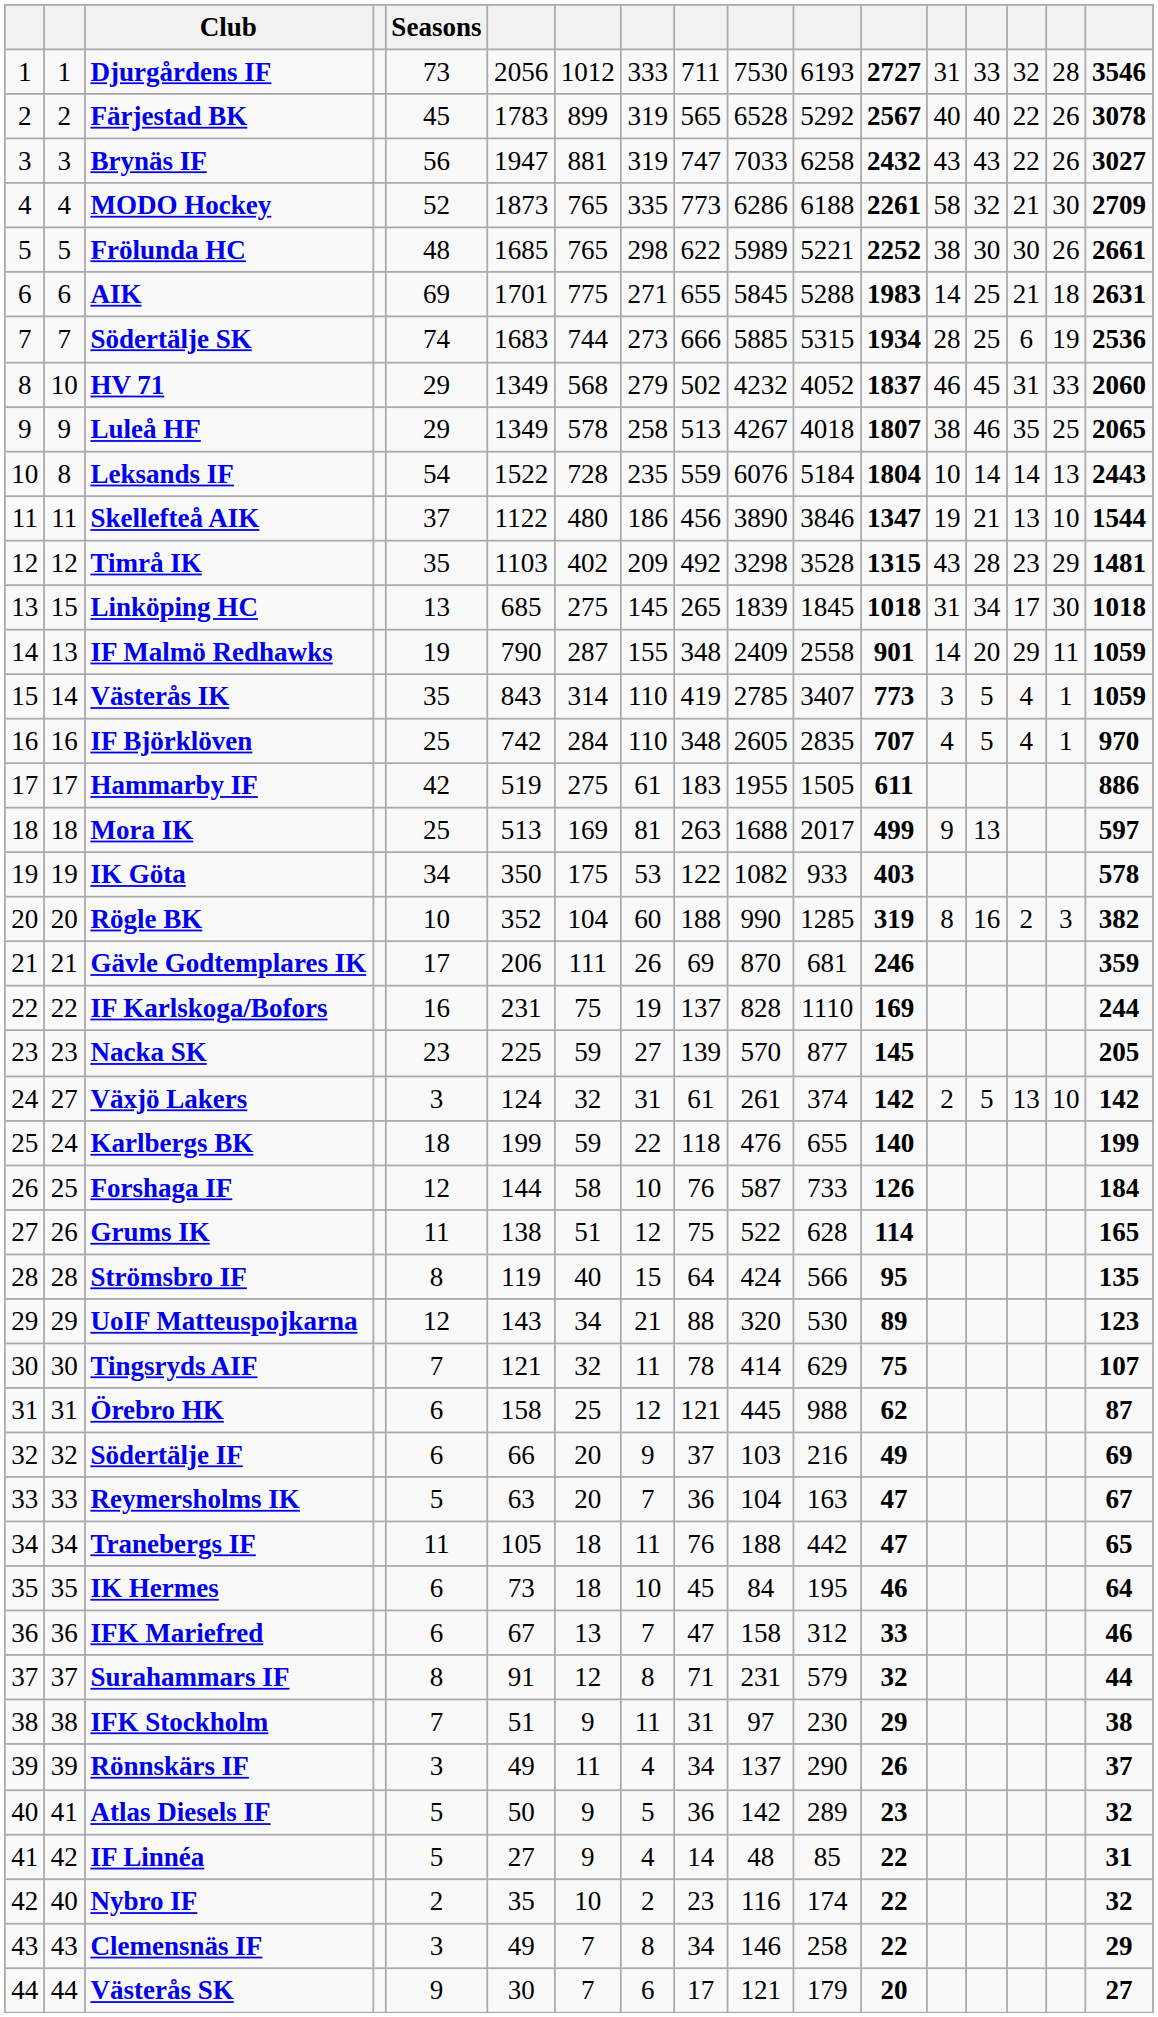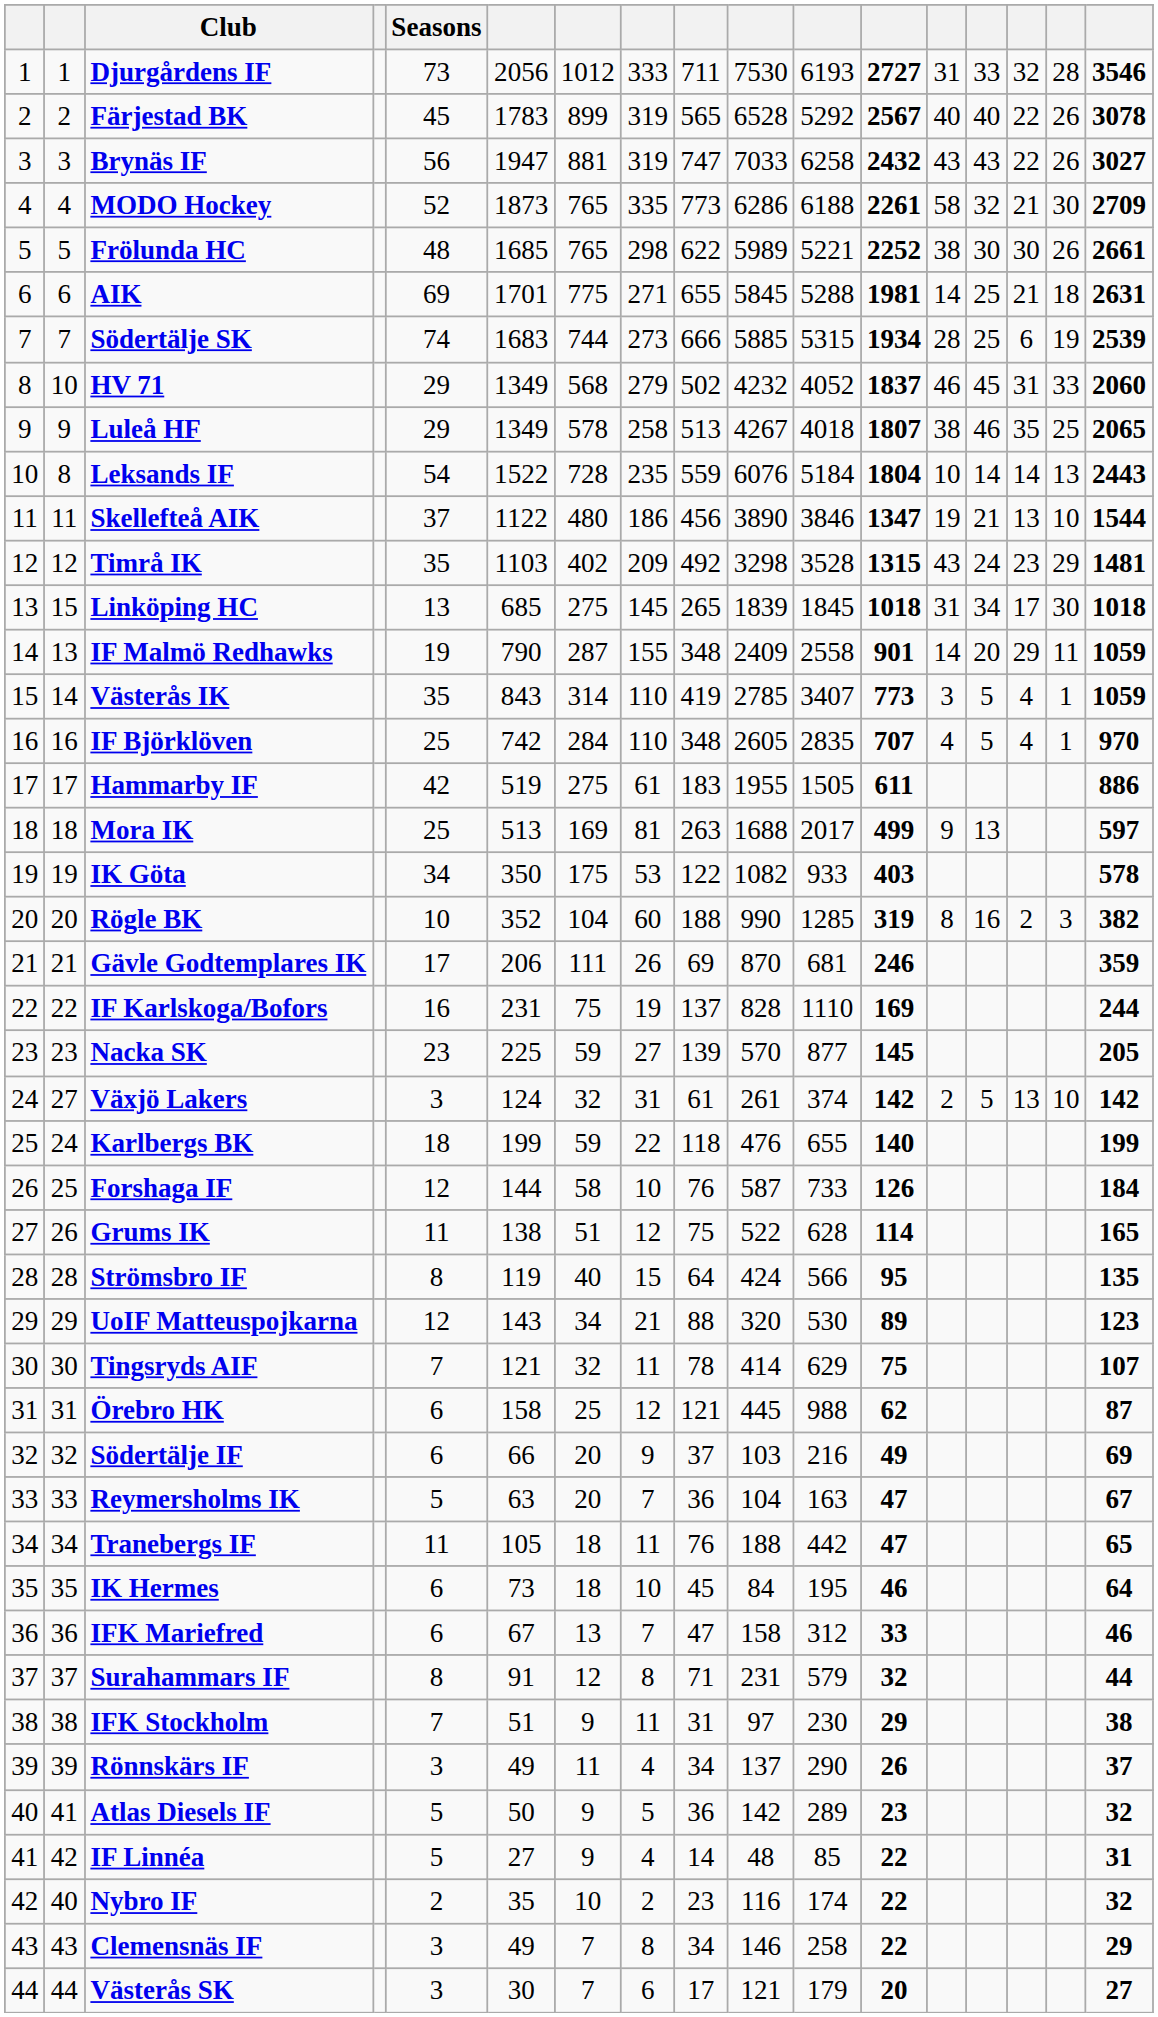(894, 294) 1983 -> (894, 294) 1981
(1119, 339) 2536 -> (1119, 339) 2539
(987, 562) 28 -> (987, 562) 24
(436, 1989) 9 -> (436, 1989) 3
